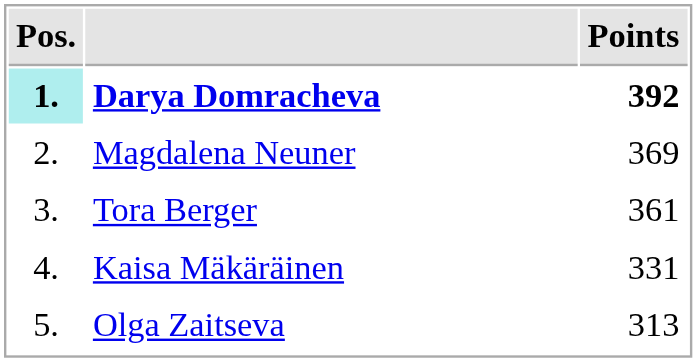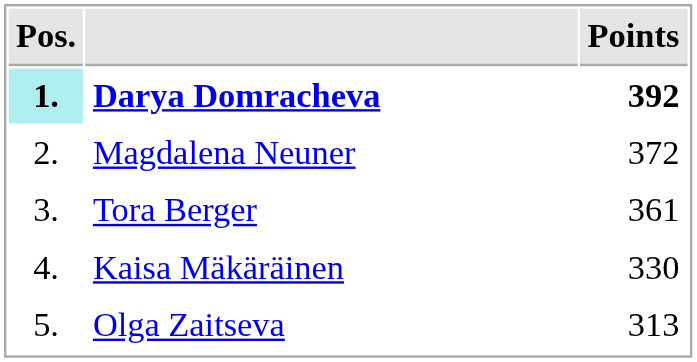(654, 152) 369 -> (654, 152) 372
(654, 267) 331 -> (654, 267) 330
